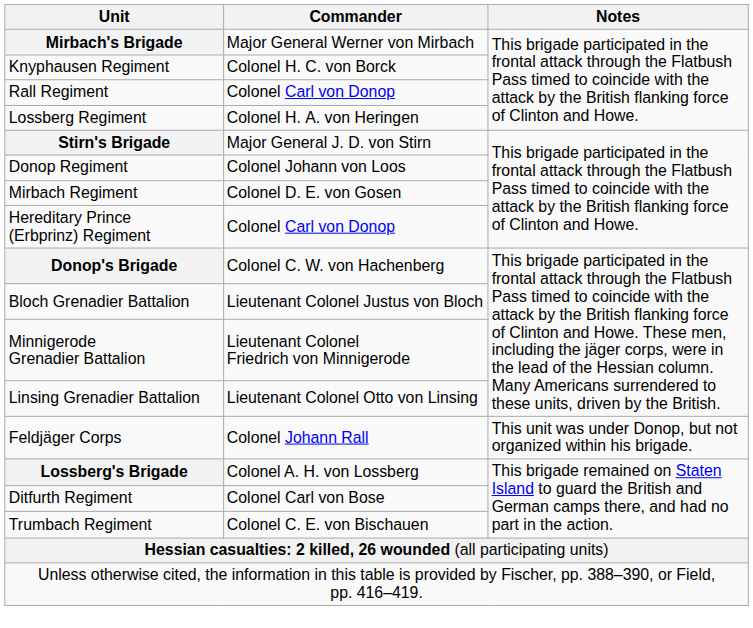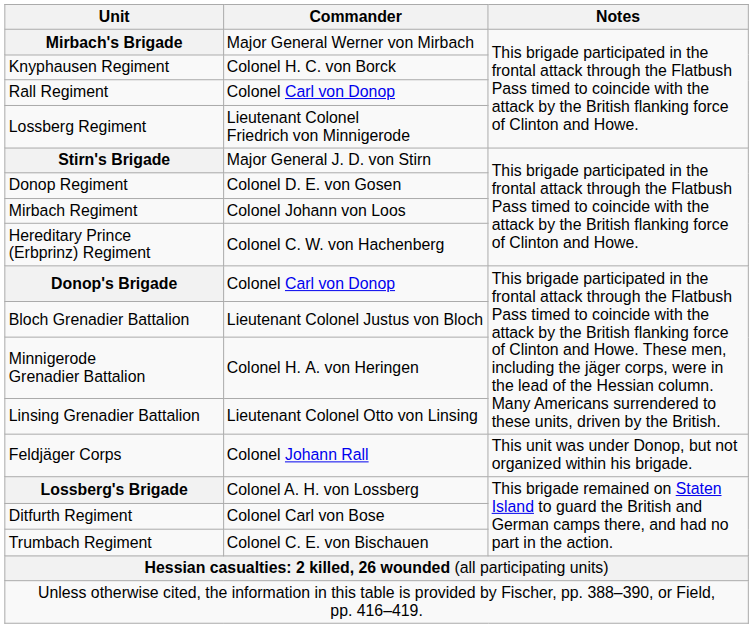(323, 117) Colonel H. A. von Heringen -> (318, 126) Lieutenant Colonel Friedrich von Minnigerode
(316, 167) Colonel Johann von Loos -> (314, 185) Colonel D. E. von Gosen
(314, 192) Colonel D. E. von Gosen -> (316, 210) Colonel Johann von Loos
(311, 226) Colonel Carl von Donop -> (336, 244) Colonel C. W. von Hachenberg
(336, 266) Colonel C. W. von Hachenberg -> (311, 284) Colonel Carl von Donop
(318, 350) Lieutenant Colonel Friedrich von Minnigerode -> (323, 367) Colonel H. A. von Heringen
